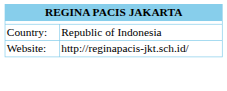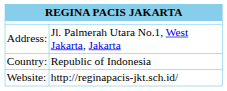+ row: (27, 38)
